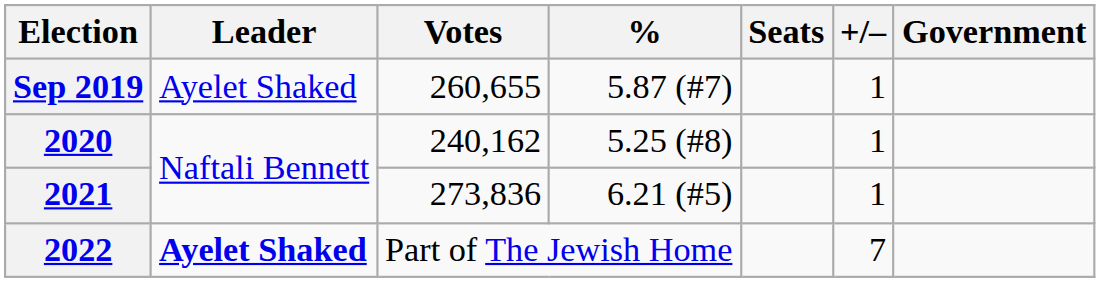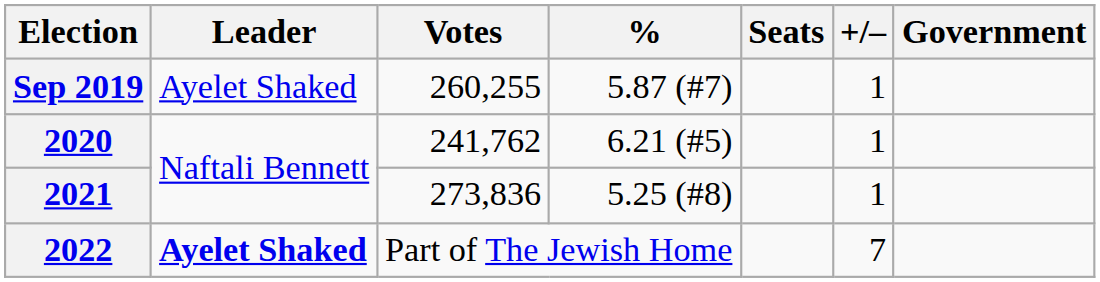(486, 85) 260,655 -> (486, 85) 260,255
(486, 140) 240,162 -> (486, 140) 241,762
(670, 140) 5.25 (#8) -> (670, 140) 6.21 (#5)
(670, 194) 6.21 (#5) -> (670, 194) 5.25 (#8)
